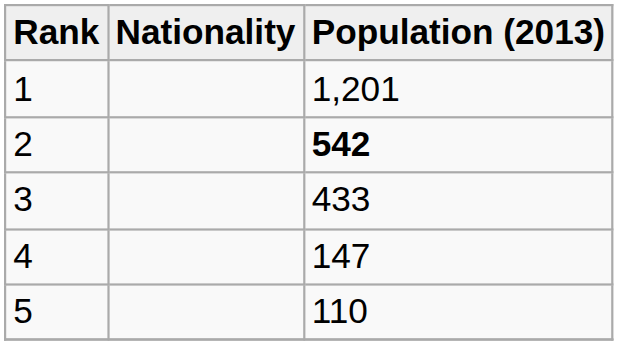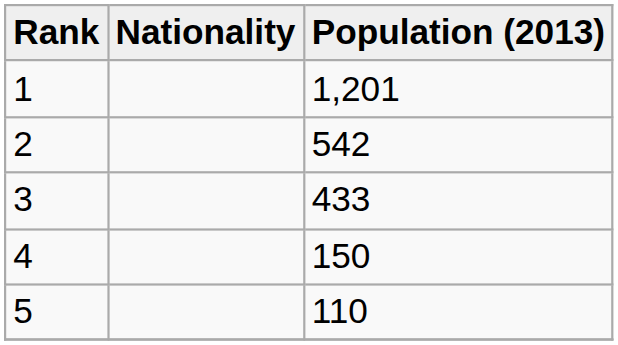(341, 144) bold -> (341, 144) normal
(341, 255) 147 -> (341, 255) 150
